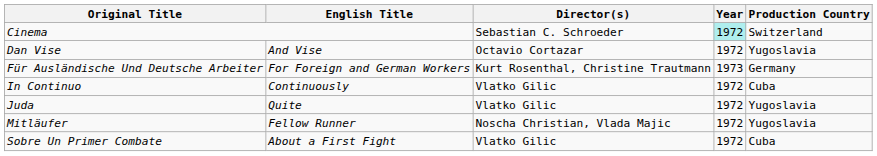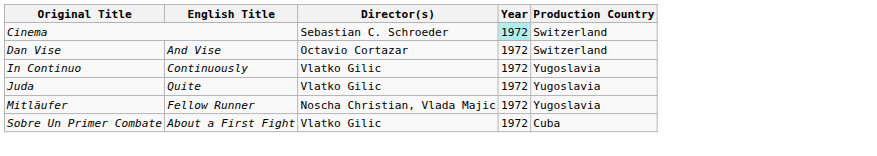(782, 50) Yugoslavia -> (570, 50) Switzerland
- row: (135, 68)
(762, 86) Cuba -> (567, 68) Yugoslavia
